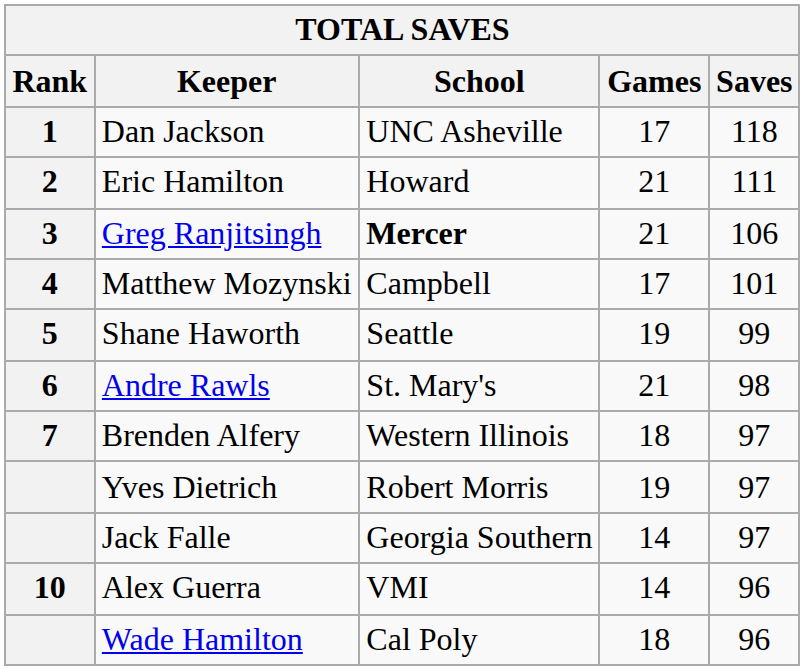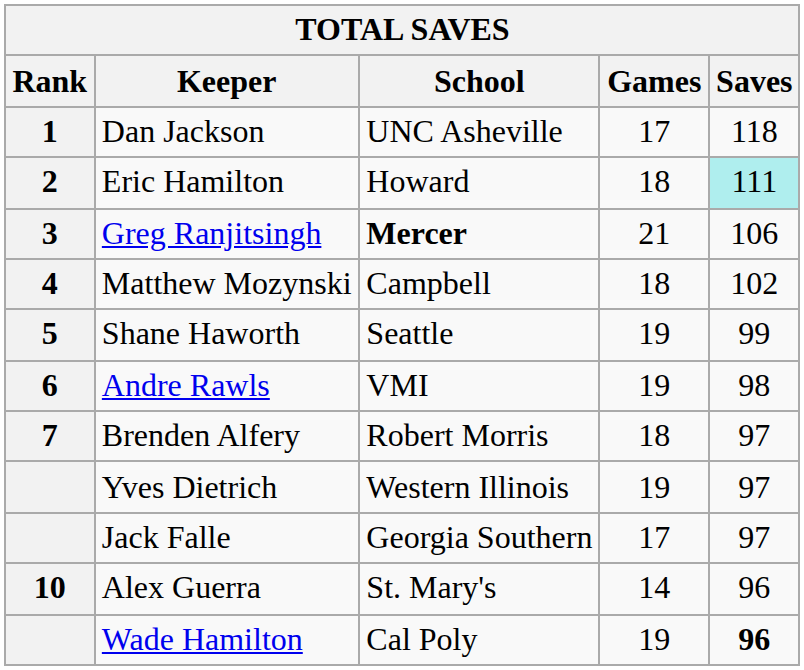(654, 182) 21 -> (654, 182) 18
(754, 182) no background -> (754, 182) paleturquoise background
(654, 283) 17 -> (654, 283) 18
(754, 283) 101 -> (754, 283) 102
(431, 385) St. Mary's -> (397, 385) VMI
(654, 385) 21 -> (654, 385) 19
(468, 435) Western Illinois -> (457, 435) Robert Morris
(457, 486) Robert Morris -> (468, 486) Western Illinois
(654, 537) 14 -> (654, 537) 17
(397, 588) VMI -> (431, 588) St. Mary's
(654, 638) 18 -> (654, 638) 19
(754, 638) normal -> (754, 638) bold
